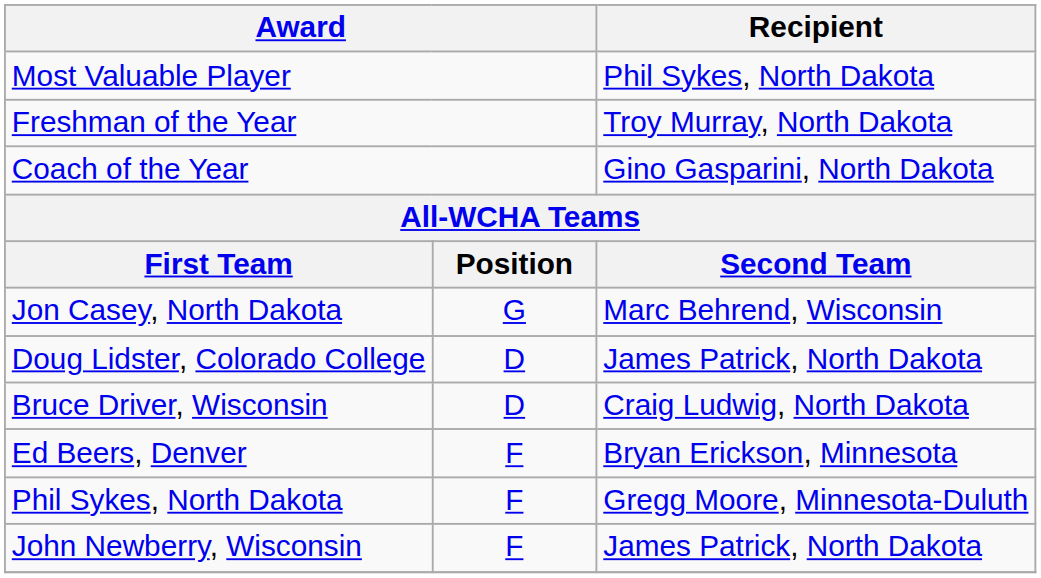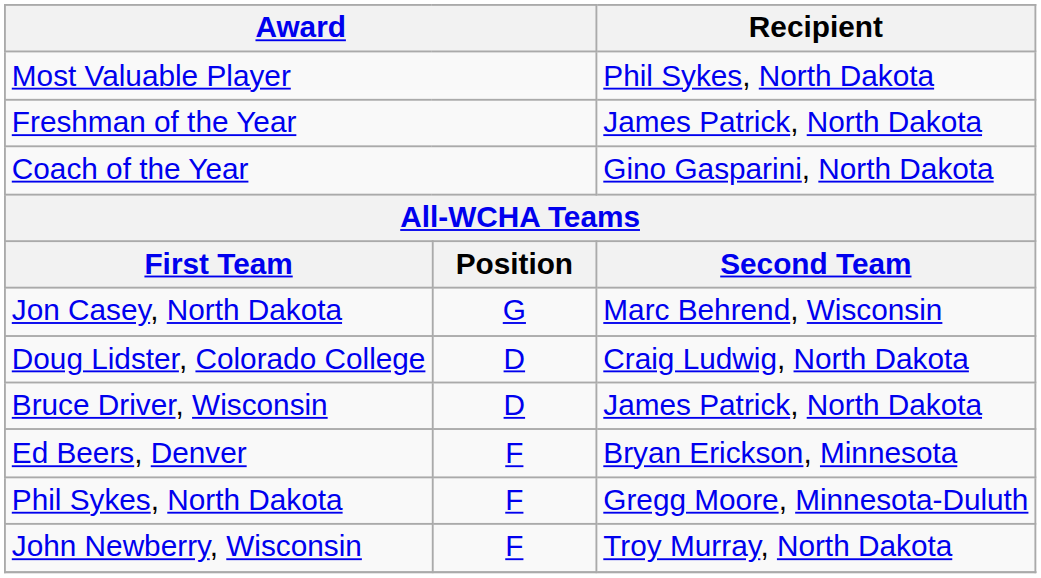(778, 122) Troy Murray, North Dakota -> (793, 122) James Patrick, North Dakota
(793, 358) James Patrick, North Dakota -> (786, 358) Craig Ludwig, North Dakota
(786, 405) Craig Ludwig, North Dakota -> (793, 405) James Patrick, North Dakota
(793, 547) James Patrick, North Dakota -> (778, 547) Troy Murray, North Dakota
